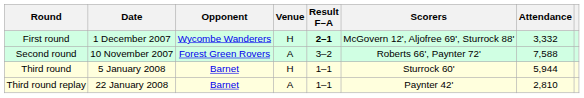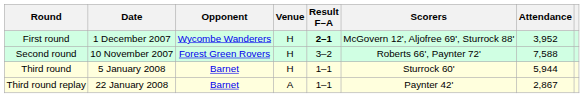(545, 38) 3,332 -> (545, 38) 3,952
(290, 54) A -> (290, 54) H
(545, 85) 2,810 -> (545, 85) 2,867
